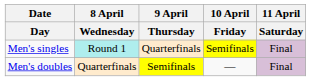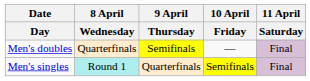rows swapped: (38, 48) <-> (40, 66)
